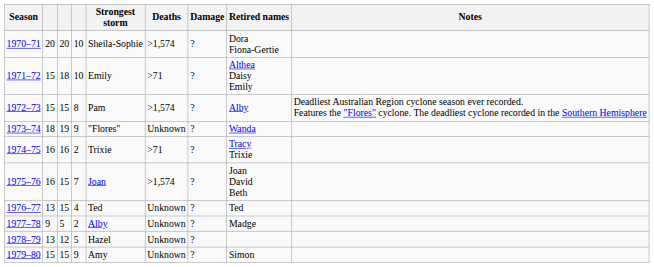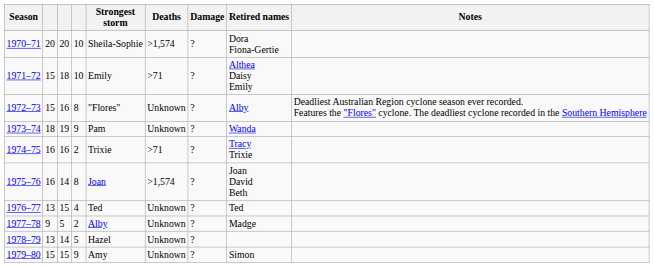(64, 108) 15 -> (64, 108) 16
(97, 108) Pam -> (104, 108) "Flores"
(161, 108) >1,574 -> (166, 108) Unknown
(104, 129) "Flores" -> (97, 129) Pam
(64, 181) 15 -> (64, 181) 14
(76, 181) 7 -> (76, 181) 8
(64, 239) 12 -> (64, 239) 14
